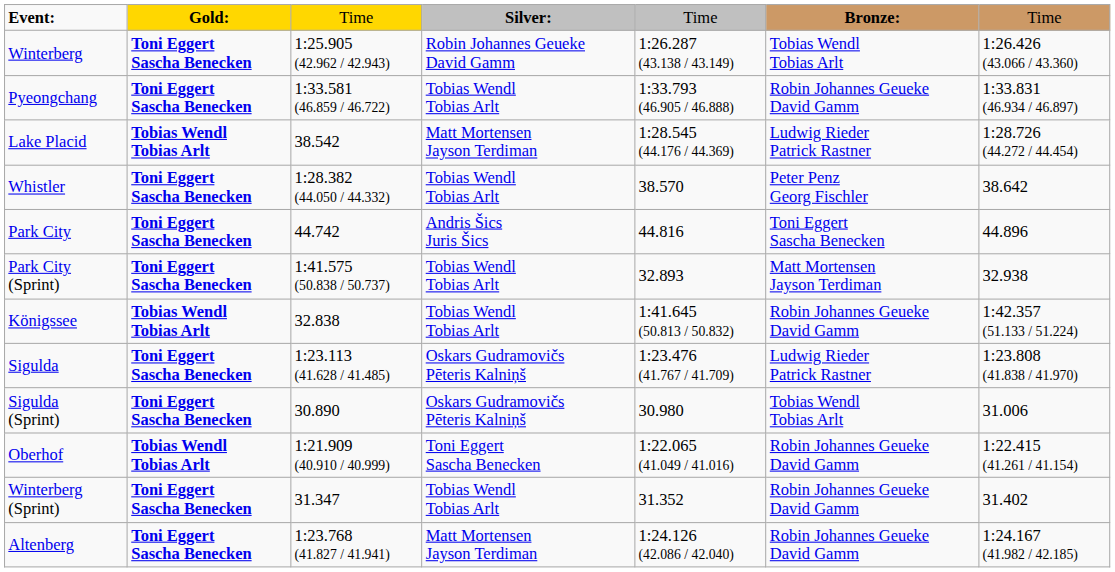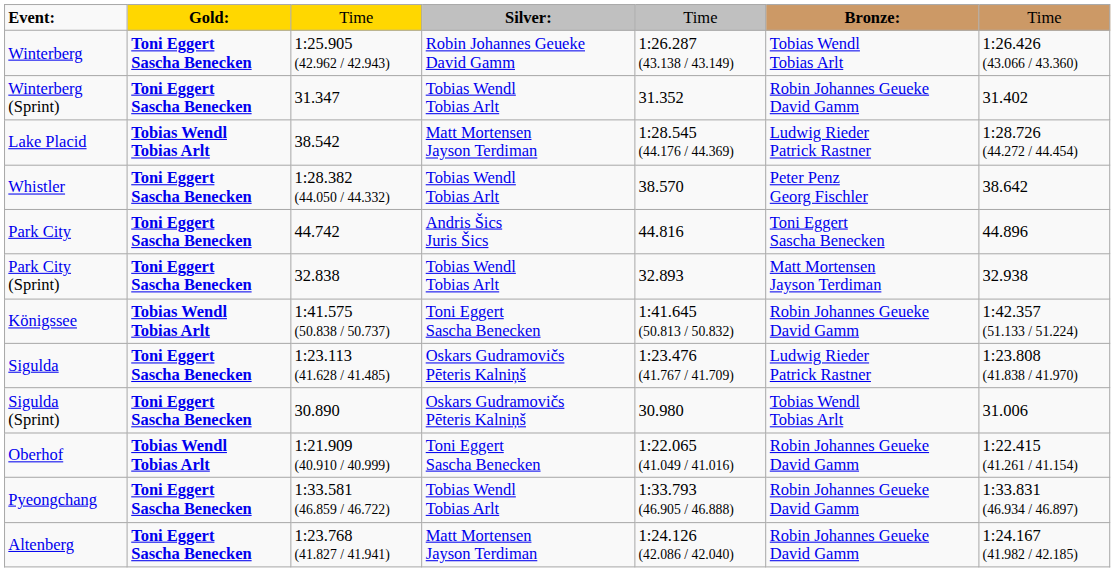rows swapped: (45, 499) <-> (53, 97)
(342, 276) 1:41.575 (50.838 / 50.737) -> (317, 276) 32.838
(317, 321) 32.838 -> (342, 321) 1:41.575 (50.838 / 50.737)
(471, 321) Tobias Wendl Tobias Arlt -> (483, 321) Toni Eggert Sascha Benecken
